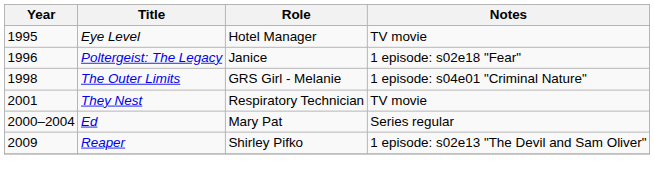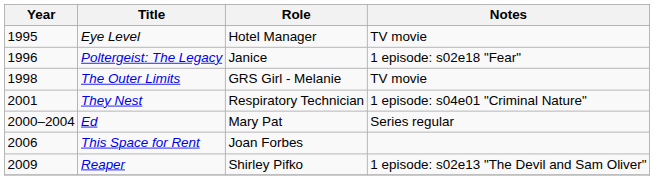(479, 79) 1 episode: s04e01 "Criminal Nature" -> (399, 79) TV movie
(399, 100) TV movie -> (479, 100) 1 episode: s04e01 "Criminal Nature"
+ row: (140, 143)
